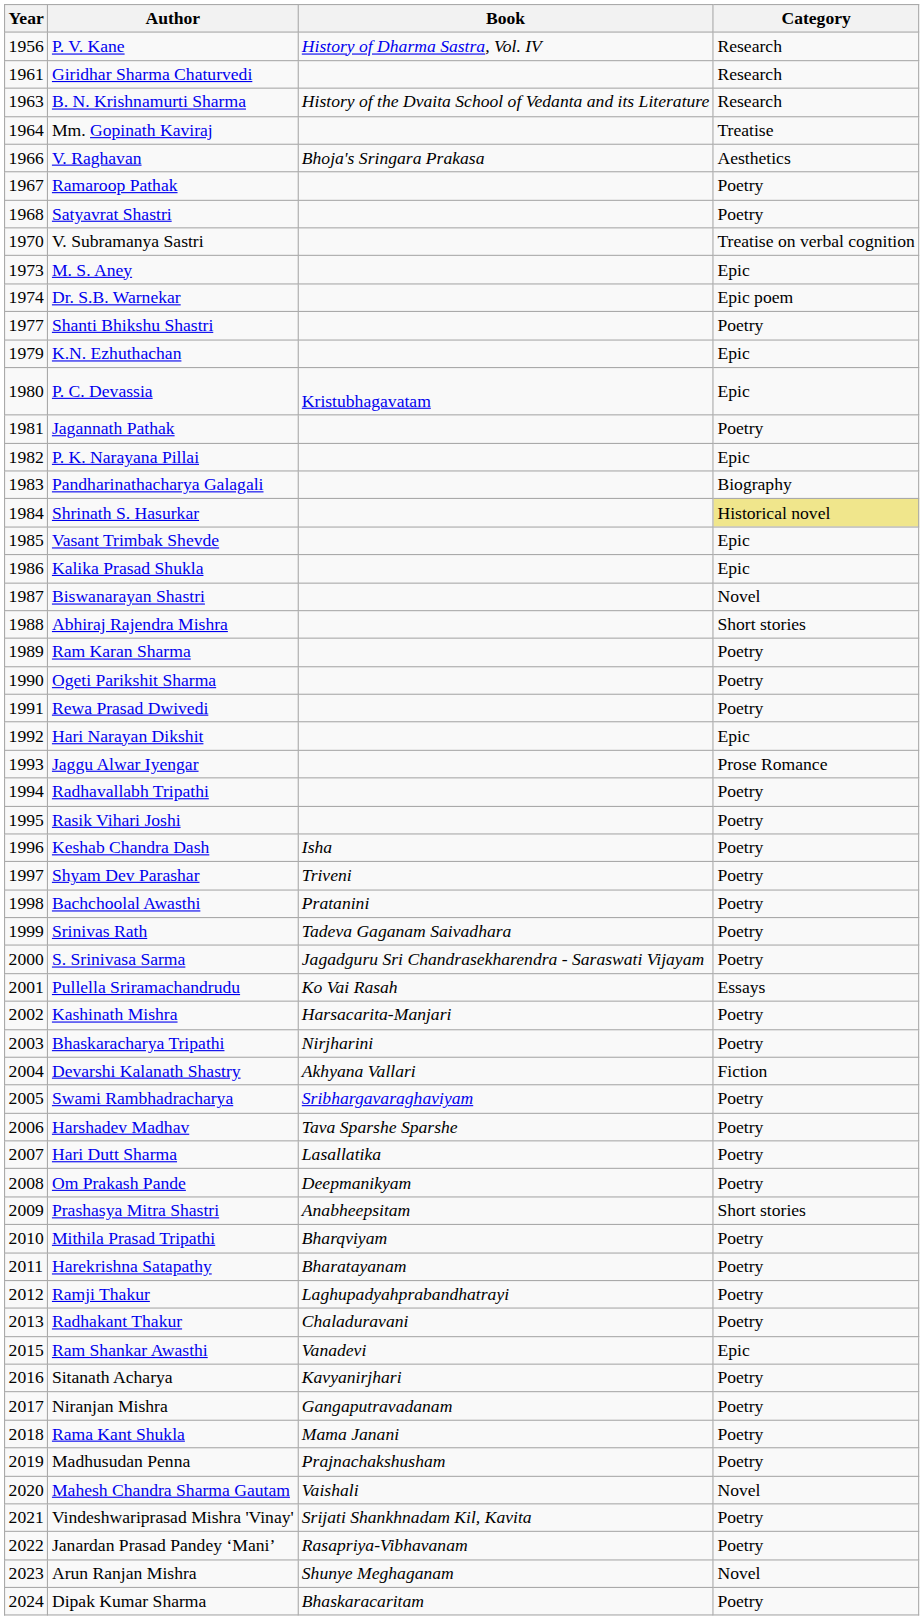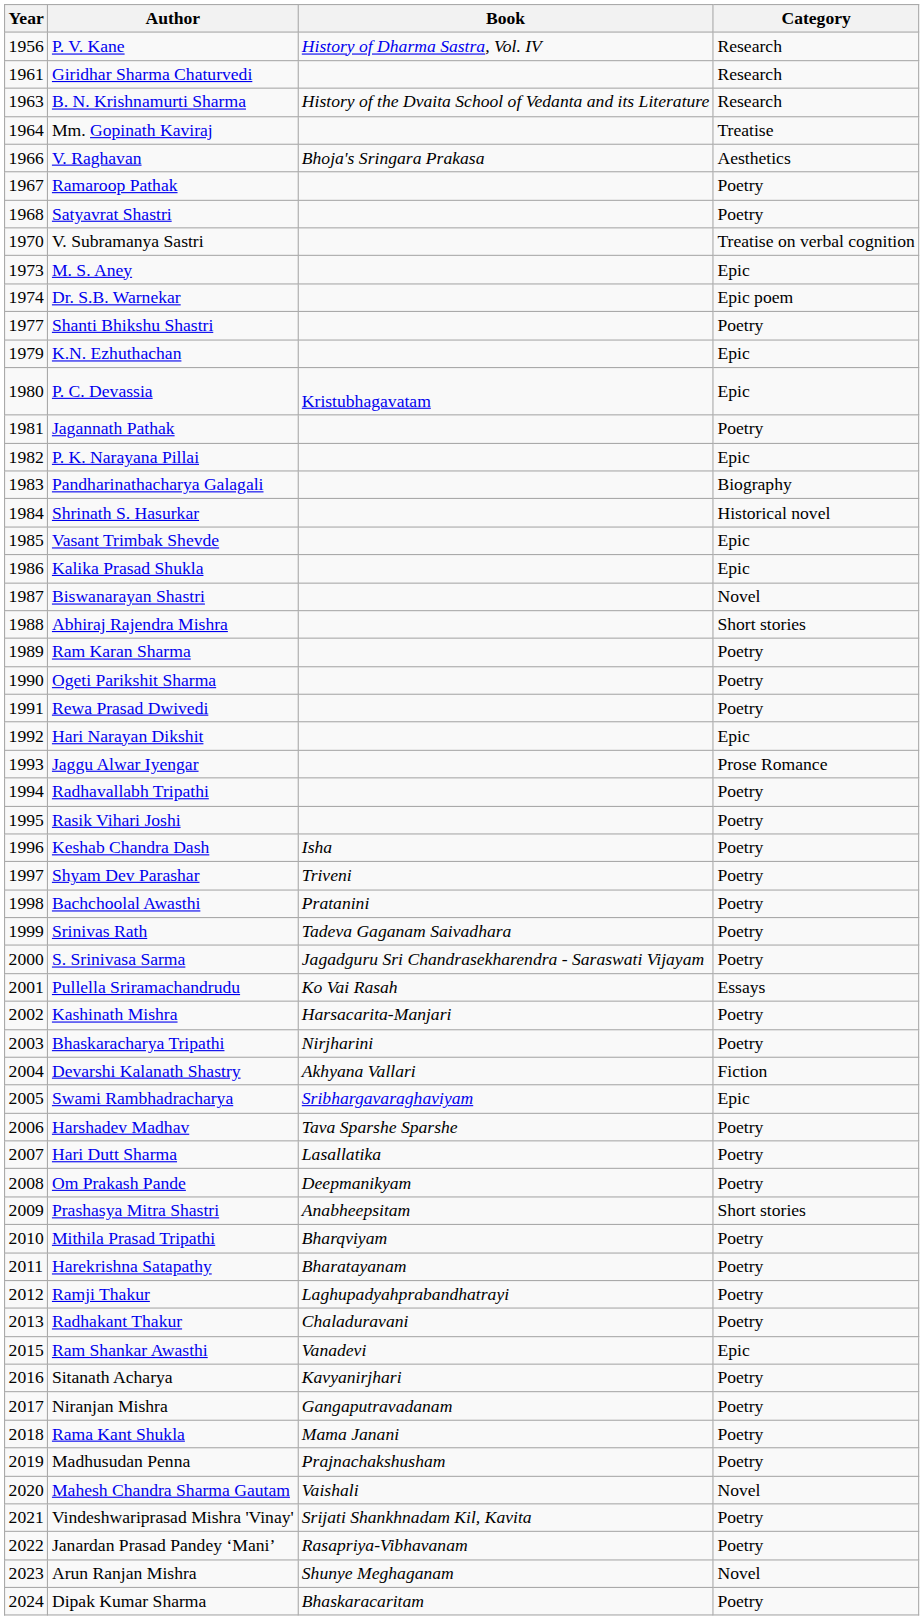(774, 512) khaki background -> (774, 512) no background
(740, 1098) Poetry -> (734, 1098) Epic
